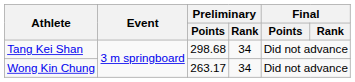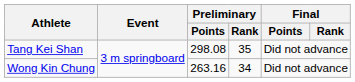(208, 50) 298.68 -> (208, 50) 298.08
(245, 50) 34 -> (245, 50) 35
(208, 68) 263.17 -> (208, 68) 263.16
